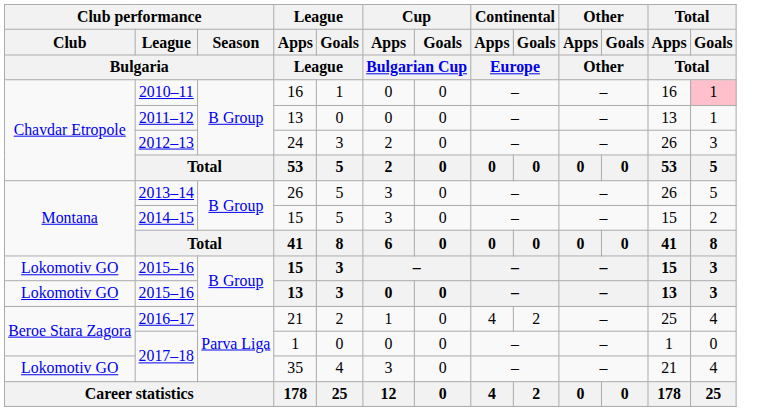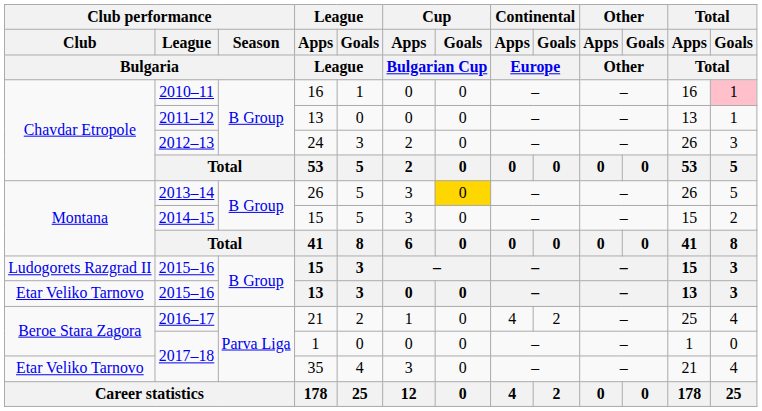(443, 192) no background -> (463, 192) gold background
(70, 268) Lokomotiv GO -> (80, 268) Ludogorets Razgrad II
(70, 293) Lokomotiv GO -> (80, 293) Etar Veliko Tarnovo
(70, 368) Lokomotiv GO -> (80, 368) Etar Veliko Tarnovo
